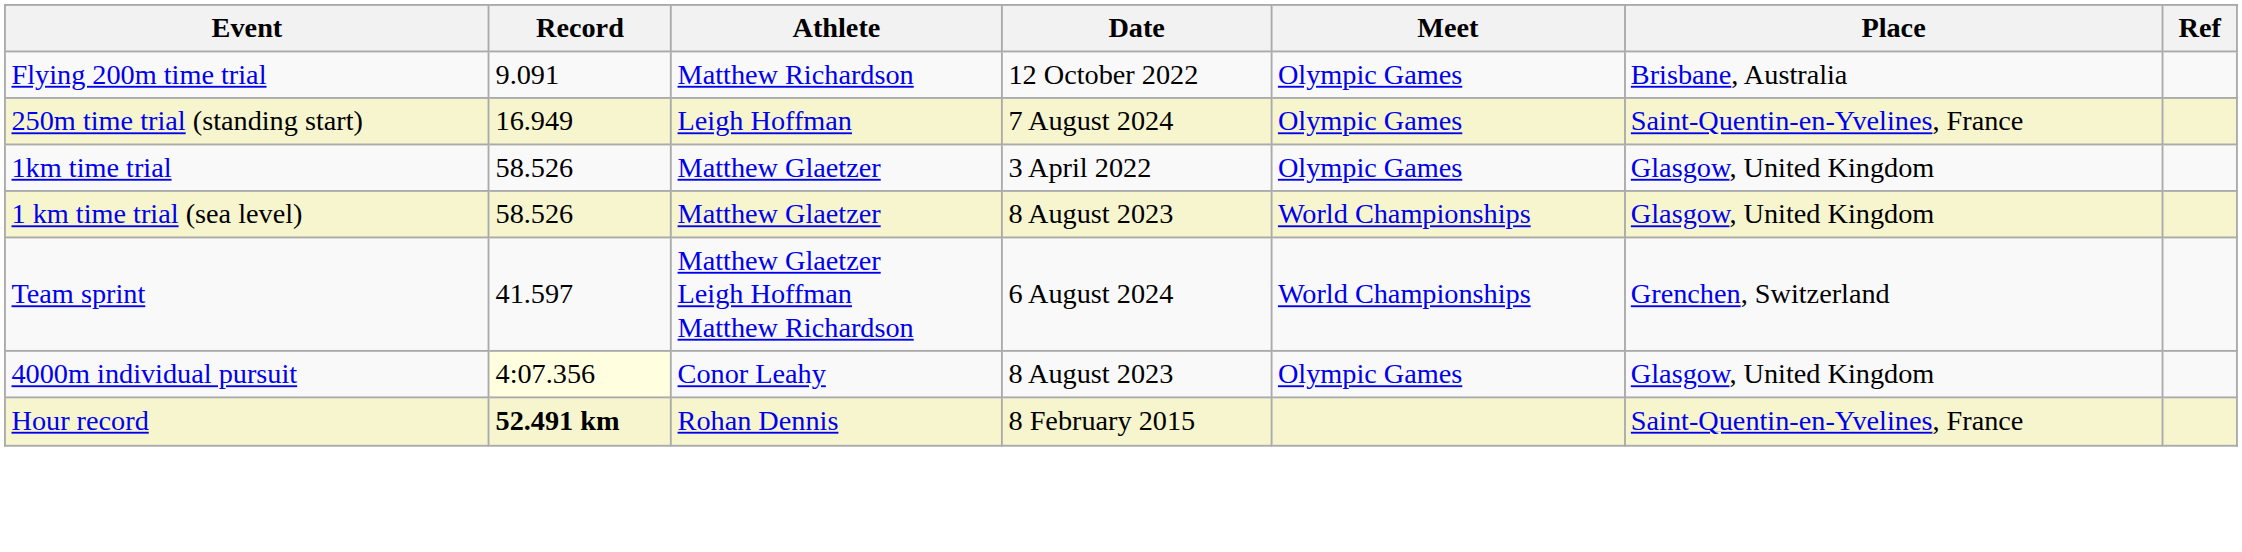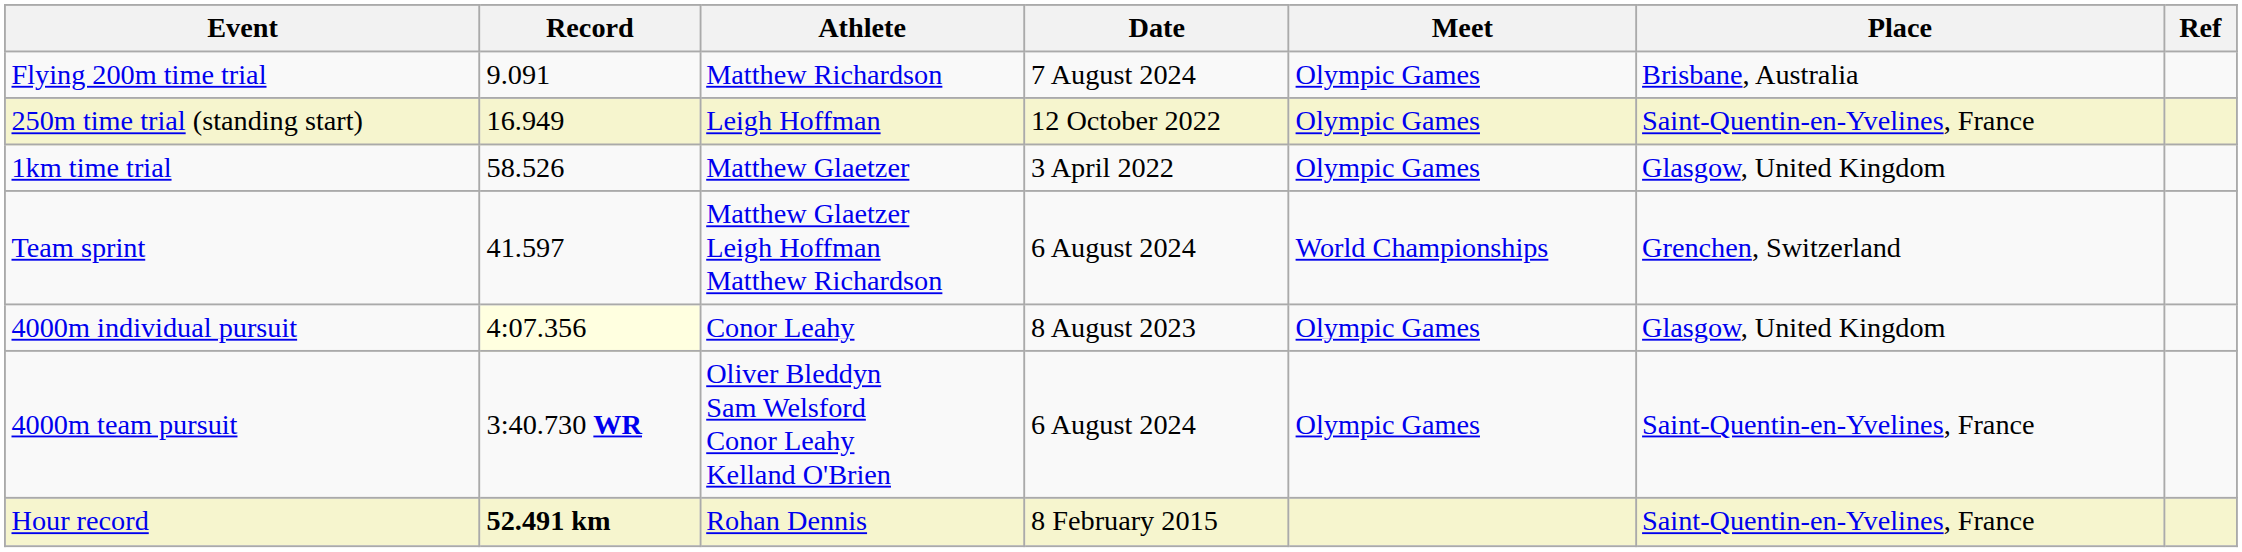(1103, 74) 12 October 2022 -> (1113, 74) 7 August 2024
(1091, 121) 7 August 2024 -> (1126, 121) 12 October 2022
- row: (157, 214)
+ row: (124, 424)
